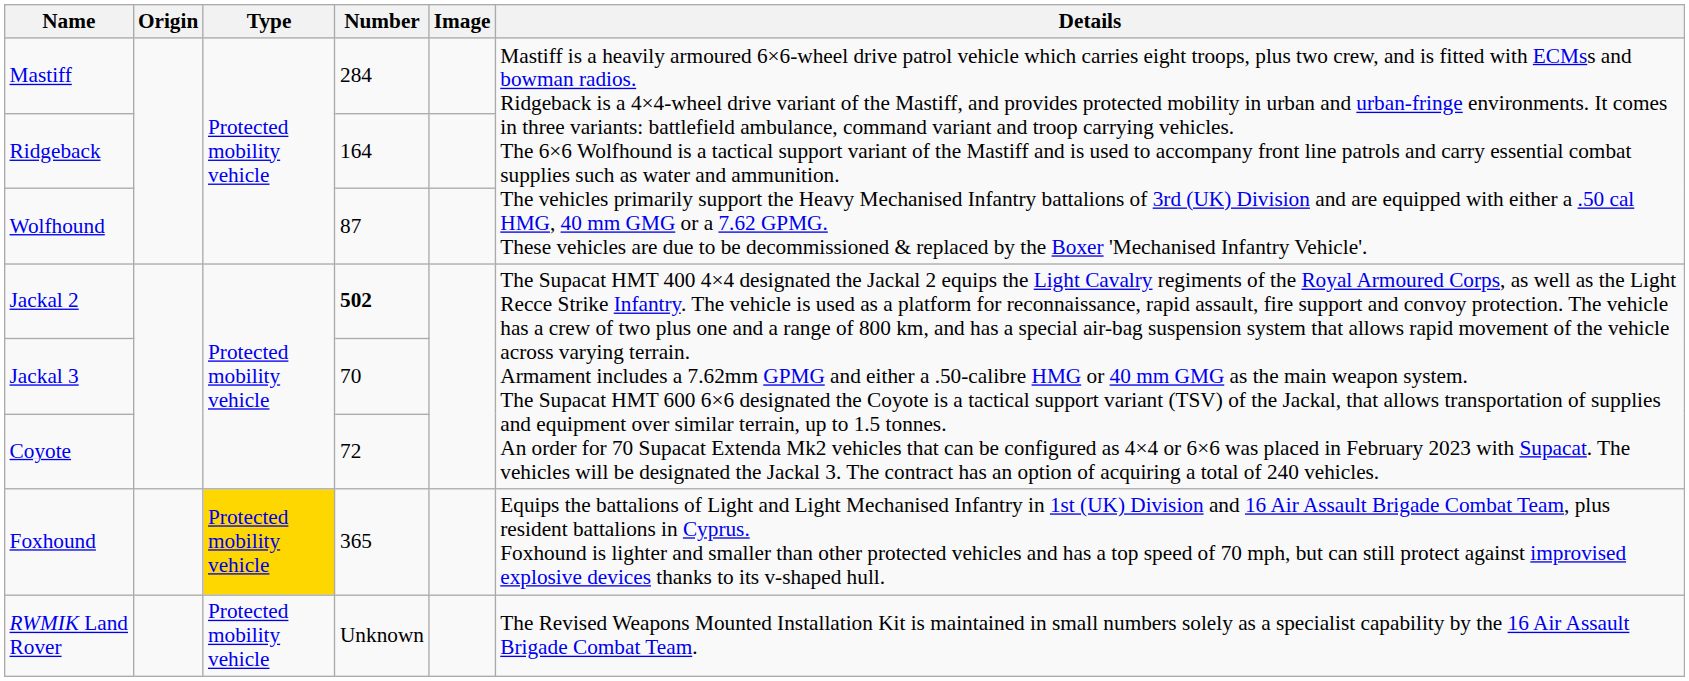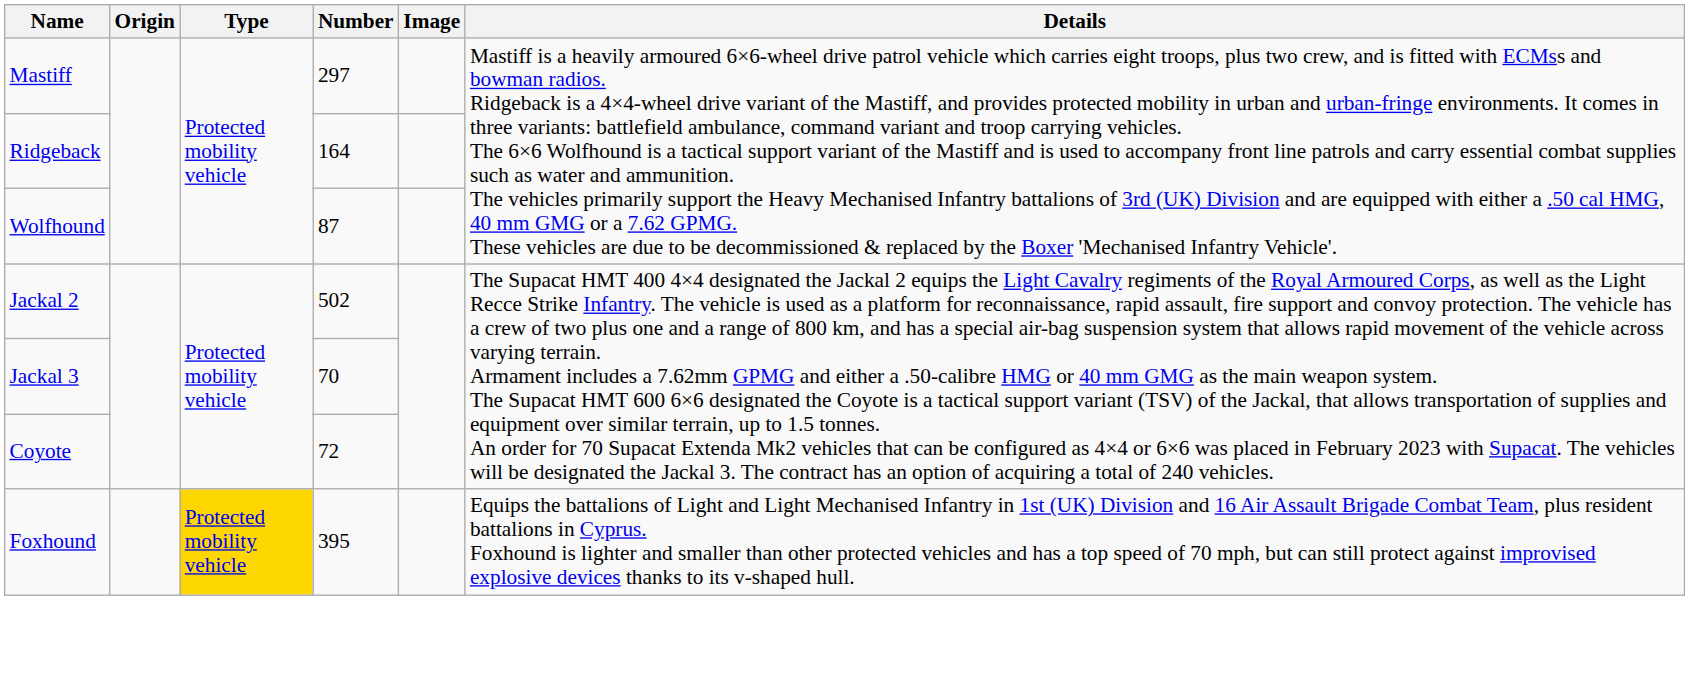(356, 75) 284 -> (334, 75) 297
(356, 301) bold -> (334, 301) normal
(356, 541) 365 -> (334, 541) 395
- row: (69, 635)
